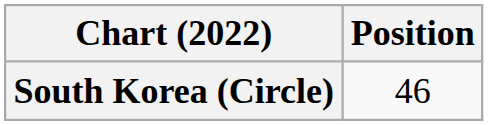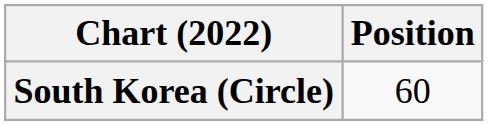(413, 90) 46 -> (413, 90) 60
